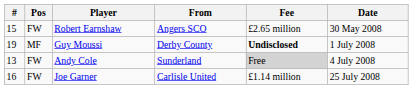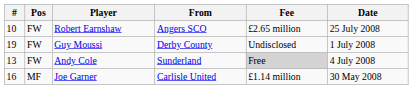(11, 28) 15 -> (11, 28) 10
(356, 28) 30 May 2008 -> (355, 28) 25 July 2008
(34, 44) MF -> (34, 44) FW
(273, 44) bold -> (272, 44) normal
(34, 76) FW -> (34, 76) MF
(355, 76) 25 July 2008 -> (356, 76) 30 May 2008
